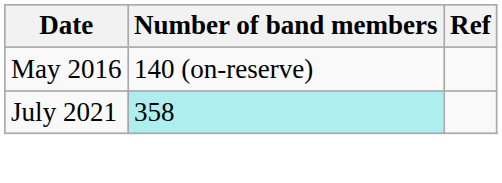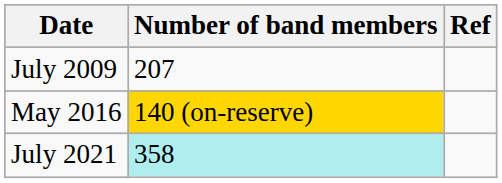+ row: (64, 68)
(224, 68) no background -> (224, 111) gold background
